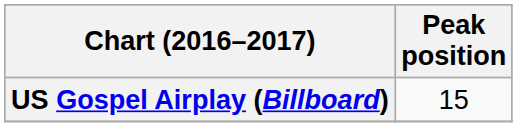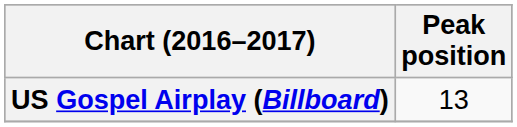(454, 99) 15 -> (454, 99) 13
